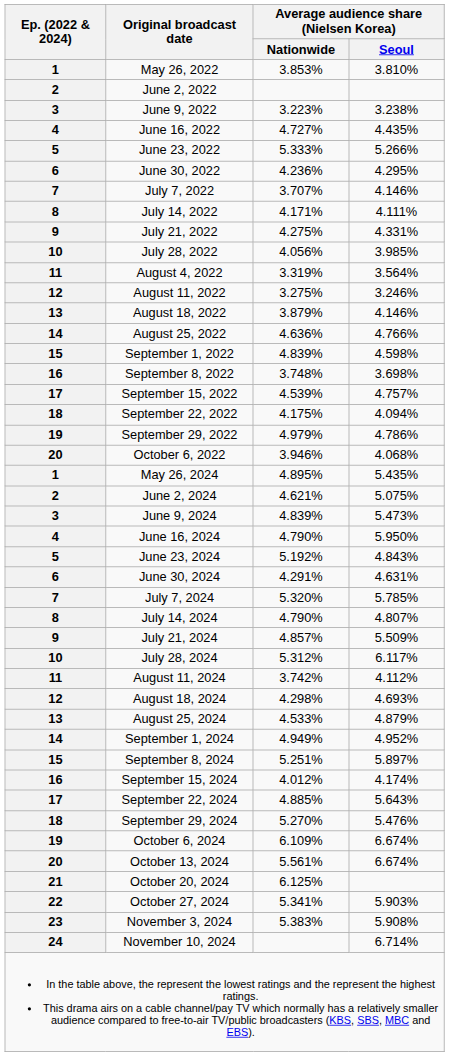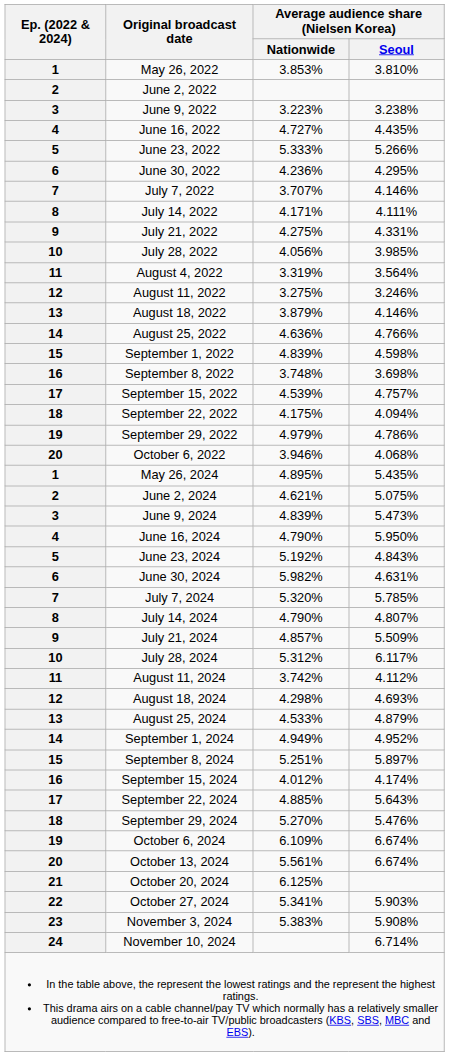(301, 577) 4.291% -> (301, 577) 5.982%
